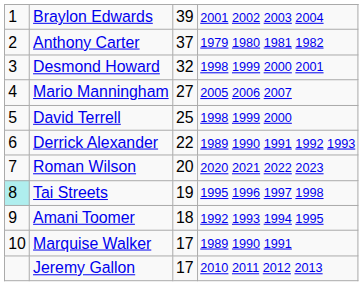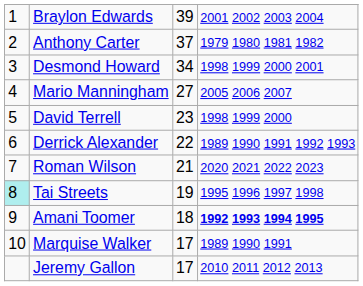(185, 67) 32 -> (185, 67) 34
(185, 117) 25 -> (185, 117) 23
(185, 167) 20 -> (185, 167) 21
(262, 218) normal -> (262, 218) bold
